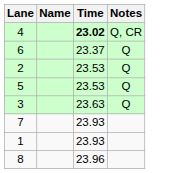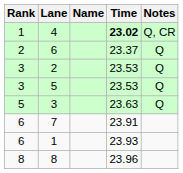+ column: (21, 13)
(90, 123) 23.93 -> (124, 123) 23.91
